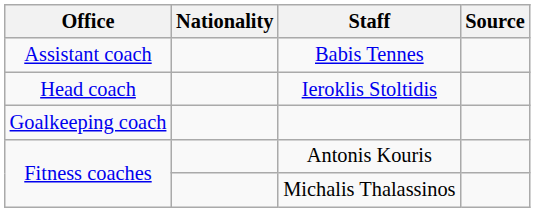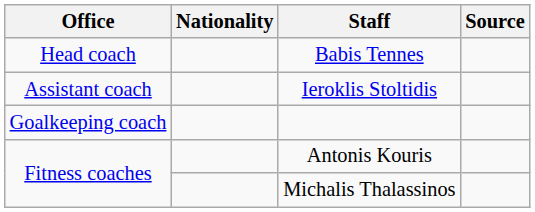(88, 54) Assistant coach -> (88, 54) Head coach
(88, 88) Head coach -> (88, 88) Assistant coach
